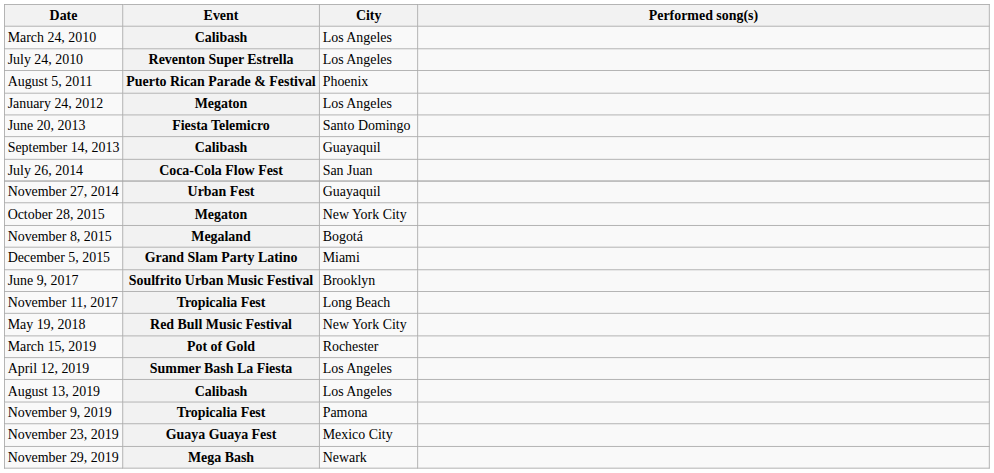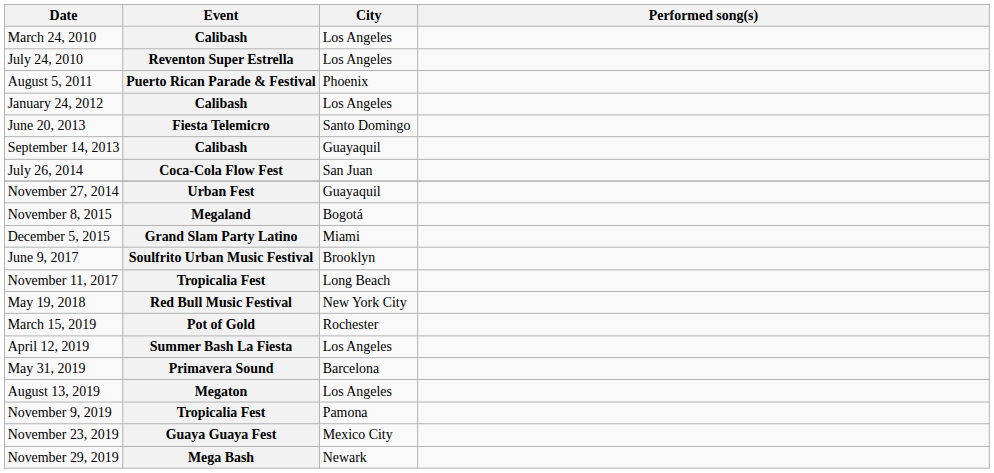(221, 103) Megaton -> (221, 103) Calibash
- row: (56, 214)
+ row: (47, 368)
(221, 390) Calibash -> (221, 390) Megaton
